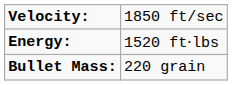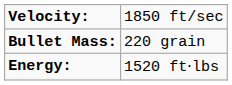rows swapped: (40, 42) <-> (62, 67)
